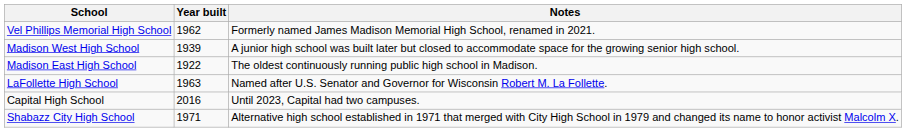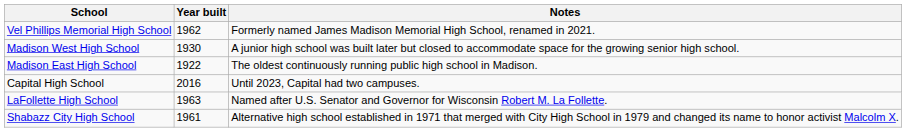(189, 48) 1939 -> (189, 48) 1930
rows swapped: (62, 83) <-> (55, 100)
(189, 118) 1971 -> (189, 118) 1961
